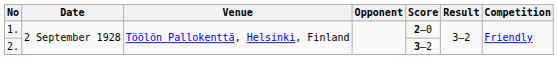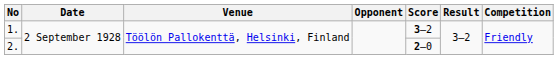(423, 30) 2–0 -> (423, 30) 3–2
(423, 46) 3–2 -> (423, 46) 2–0
